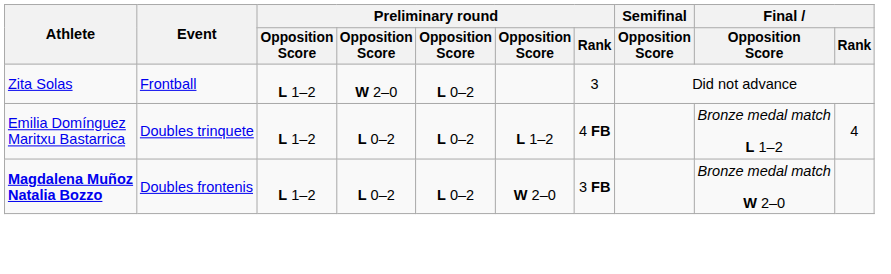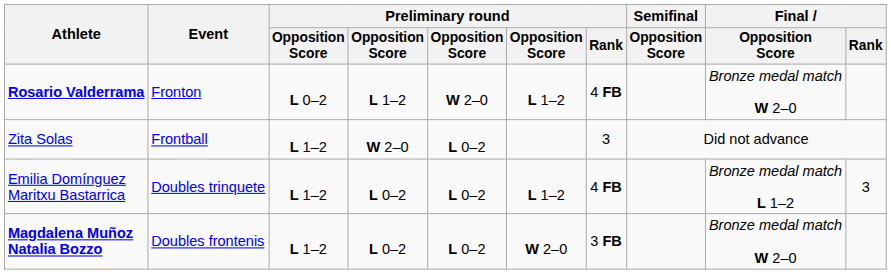+ row: (76, 92)
(854, 131) 4 -> (866, 187) 3
